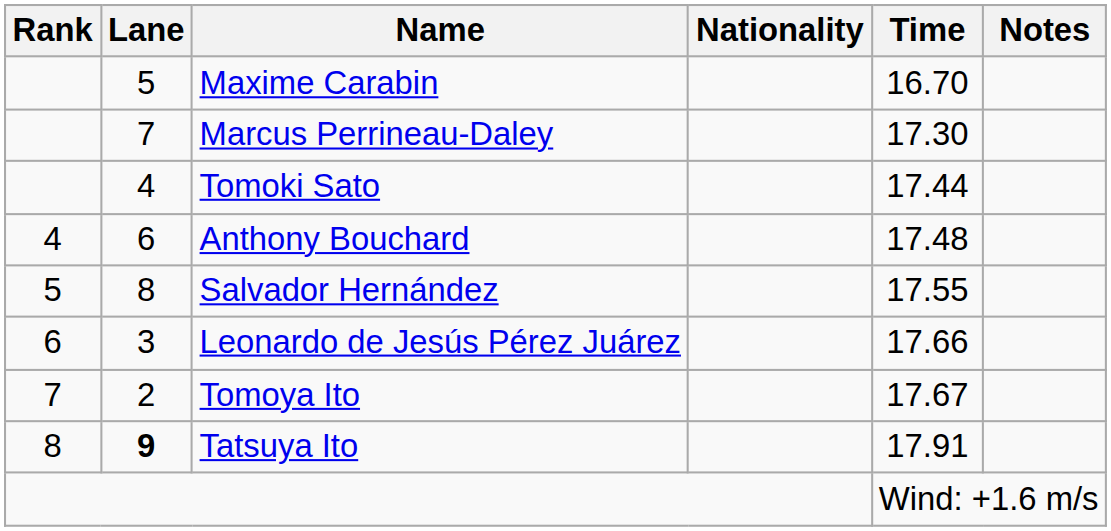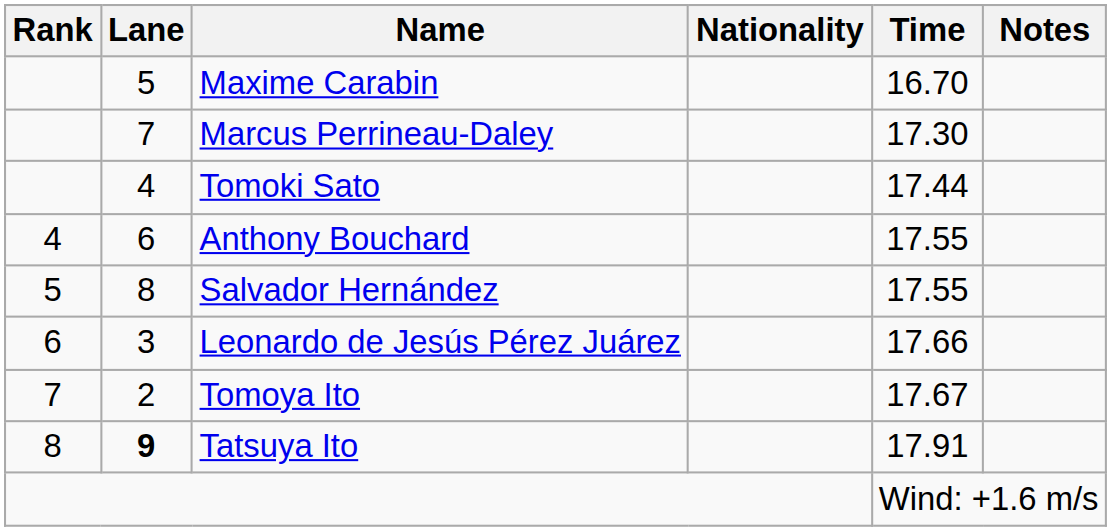(927, 238) 17.48 -> (927, 238) 17.55
